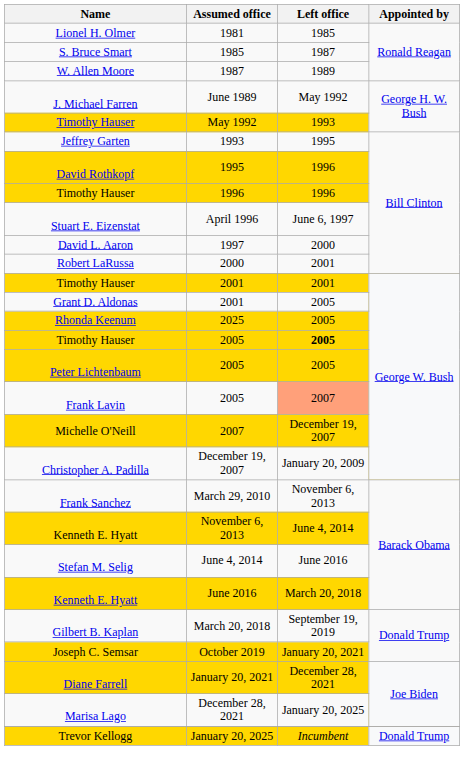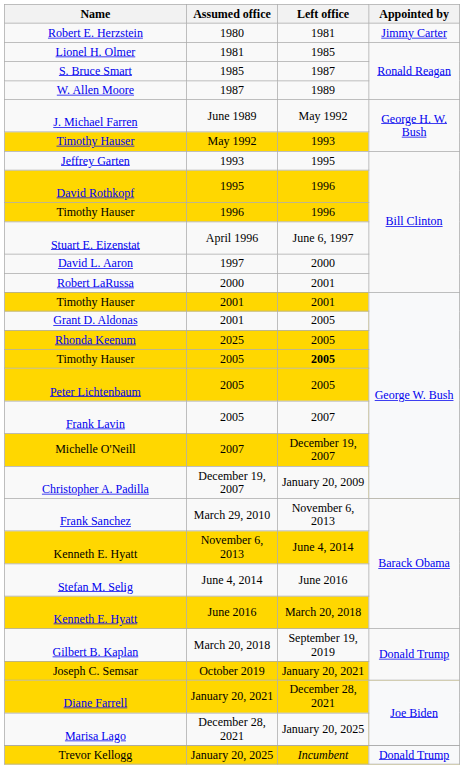+ row: (95, 33)
(323, 398) lightsalmon background -> (323, 417) no background
